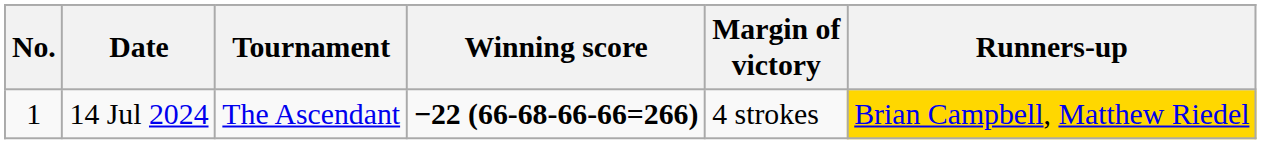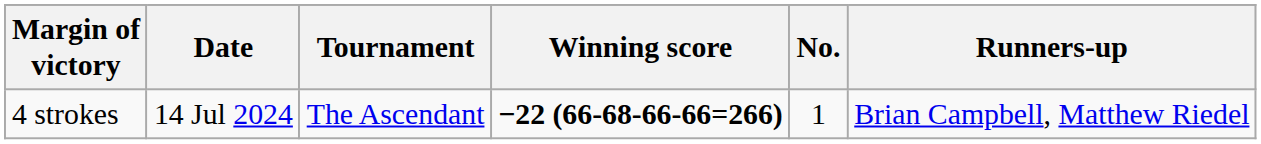columns swapped: (34, 46) <-> (776, 46)
(1052, 113) gold background -> (1052, 113) no background
